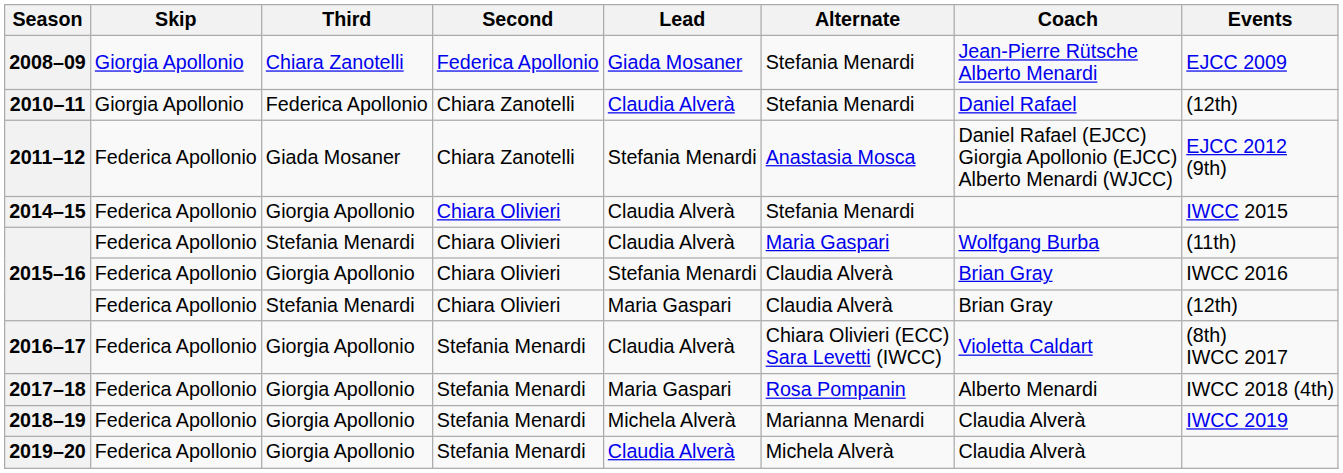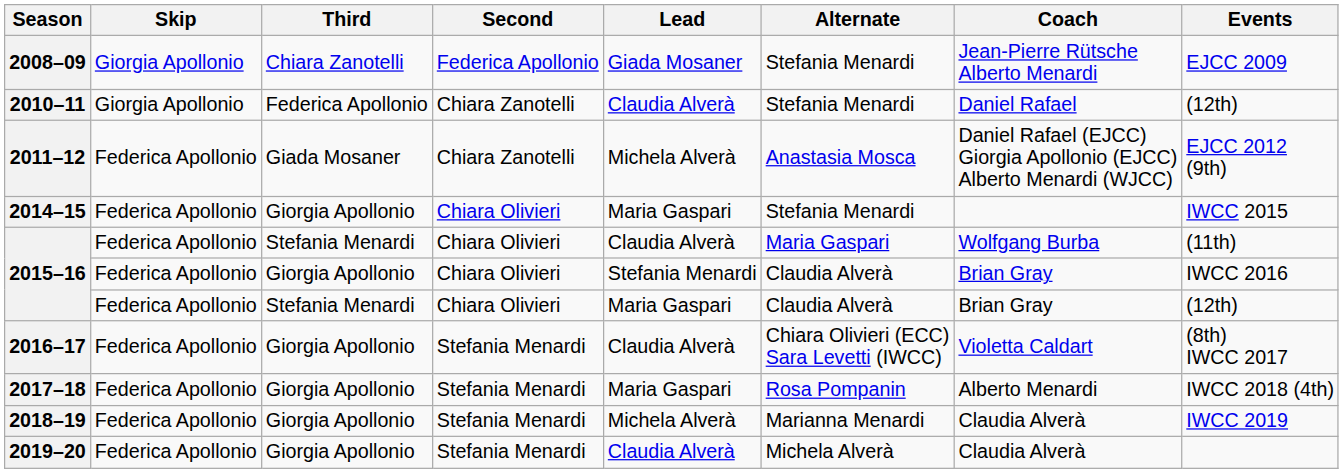(682, 158) Stefania Menardi -> (672, 158) Michela Alverà
(671, 211) Claudia Alverà -> (670, 211) Maria Gaspari
